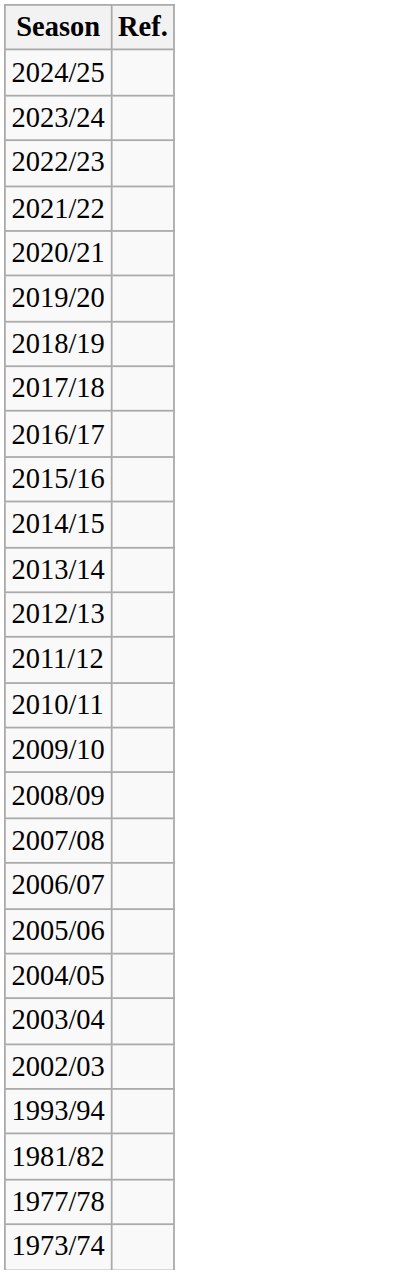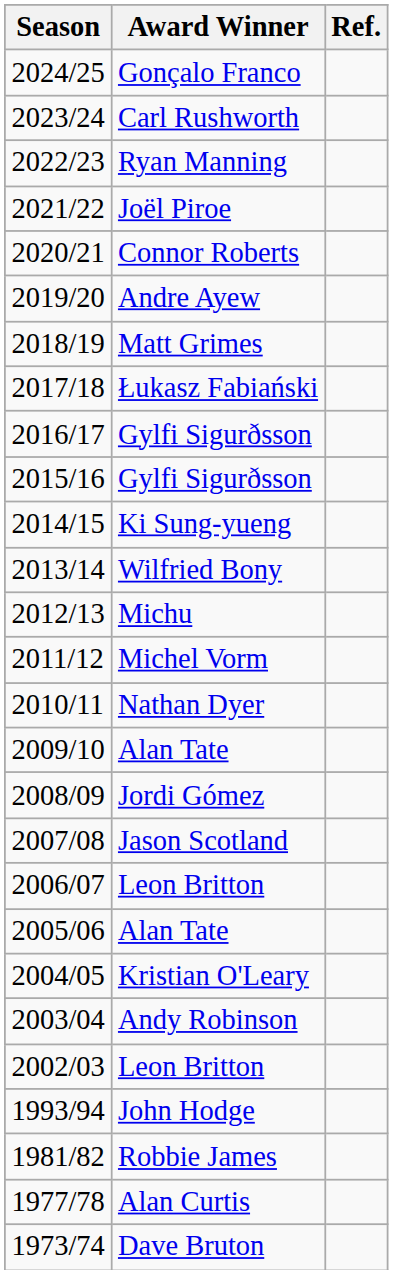+ column: (218, 27)
